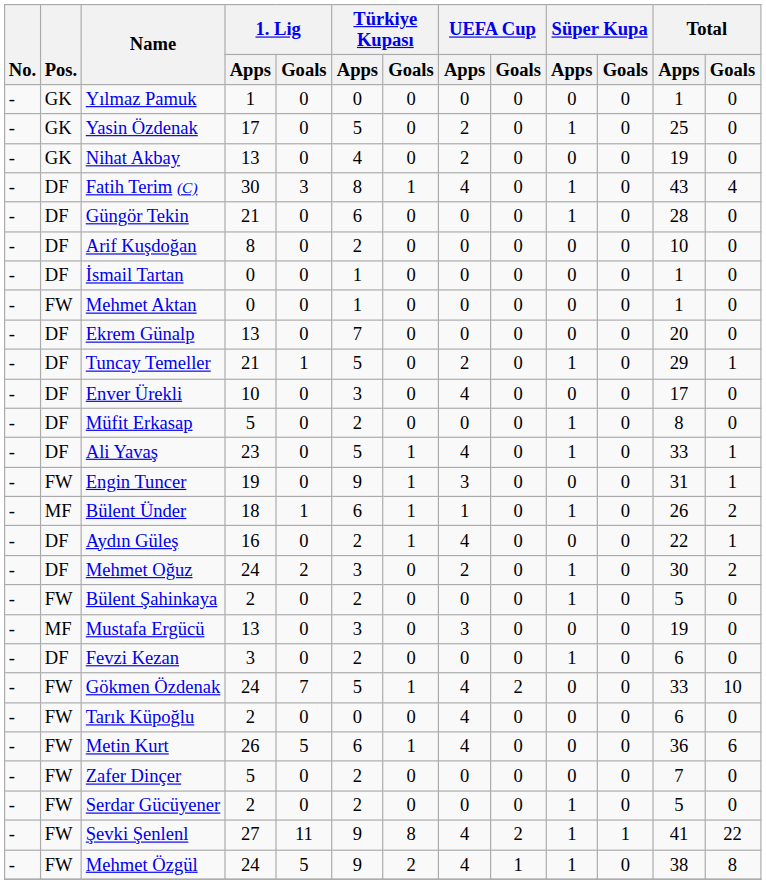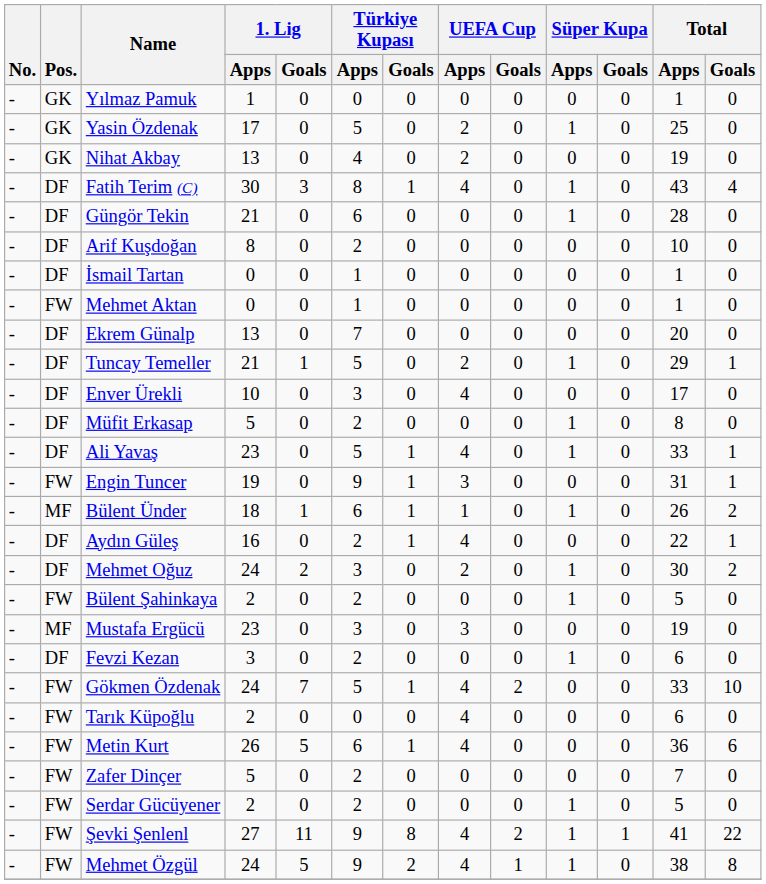(250, 628) 13 -> (250, 628) 23
